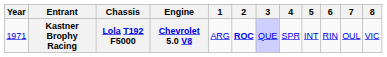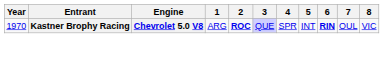- column: (123, 12)
(16, 36) 1971 -> (16, 26) 1970
(330, 36) normal -> (327, 26) bold
